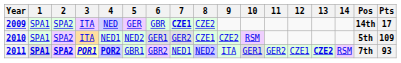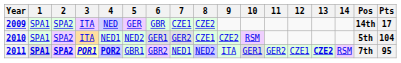(182, 24) bold -> (182, 24) normal
(387, 38) 109 -> (387, 38) 104
(387, 51) 93 -> (387, 51) 95
